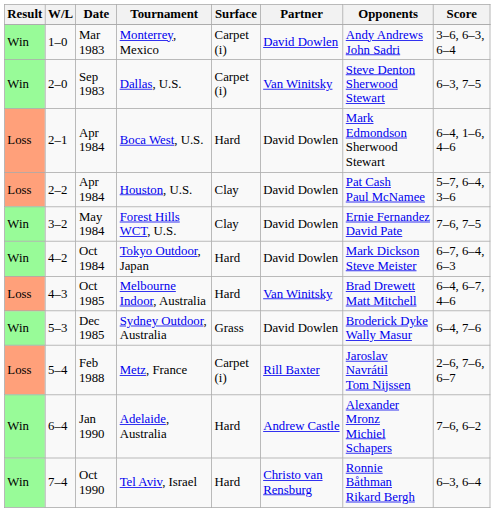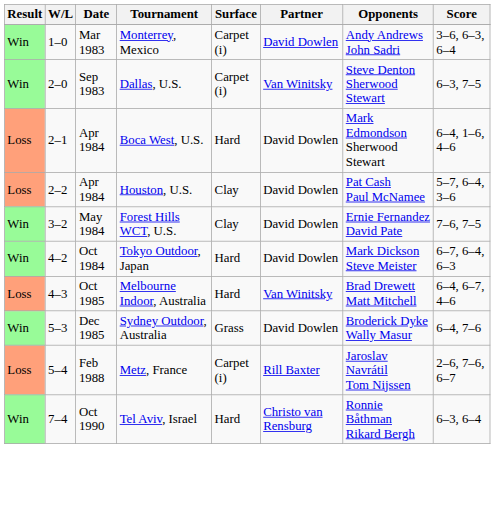- row: (144, 426)
